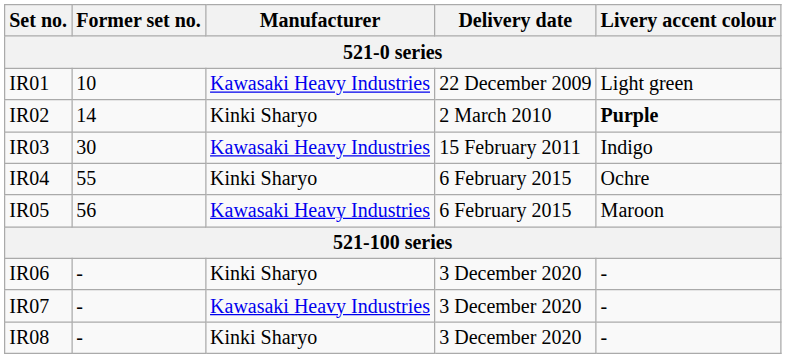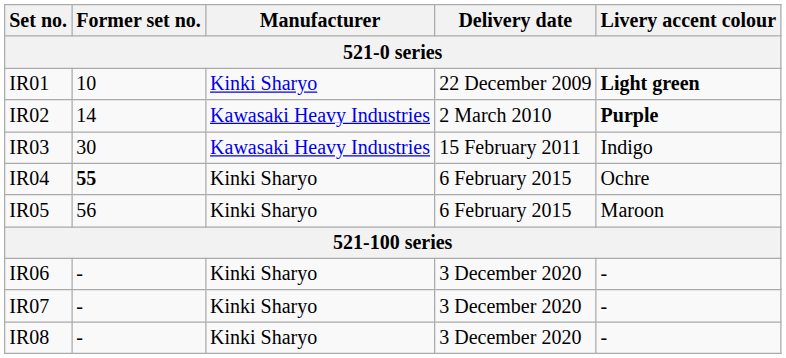(320, 83) Kawasaki Heavy Industries -> (264, 83) Kinki Sharyo
(647, 83) normal -> (650, 83) bold
(264, 115) Kinki Sharyo -> (320, 115) Kawasaki Heavy Industries
(86, 178) normal -> (86, 178) bold
(320, 210) Kawasaki Heavy Industries -> (264, 210) Kinki Sharyo
(320, 305) Kawasaki Heavy Industries -> (264, 305) Kinki Sharyo
